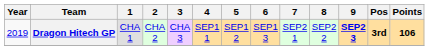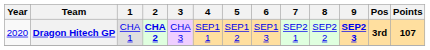(17, 32) 2019 -> (17, 32) 2020
(155, 32) normal -> (155, 32) bold
(407, 32) 106 -> (408, 32) 107
